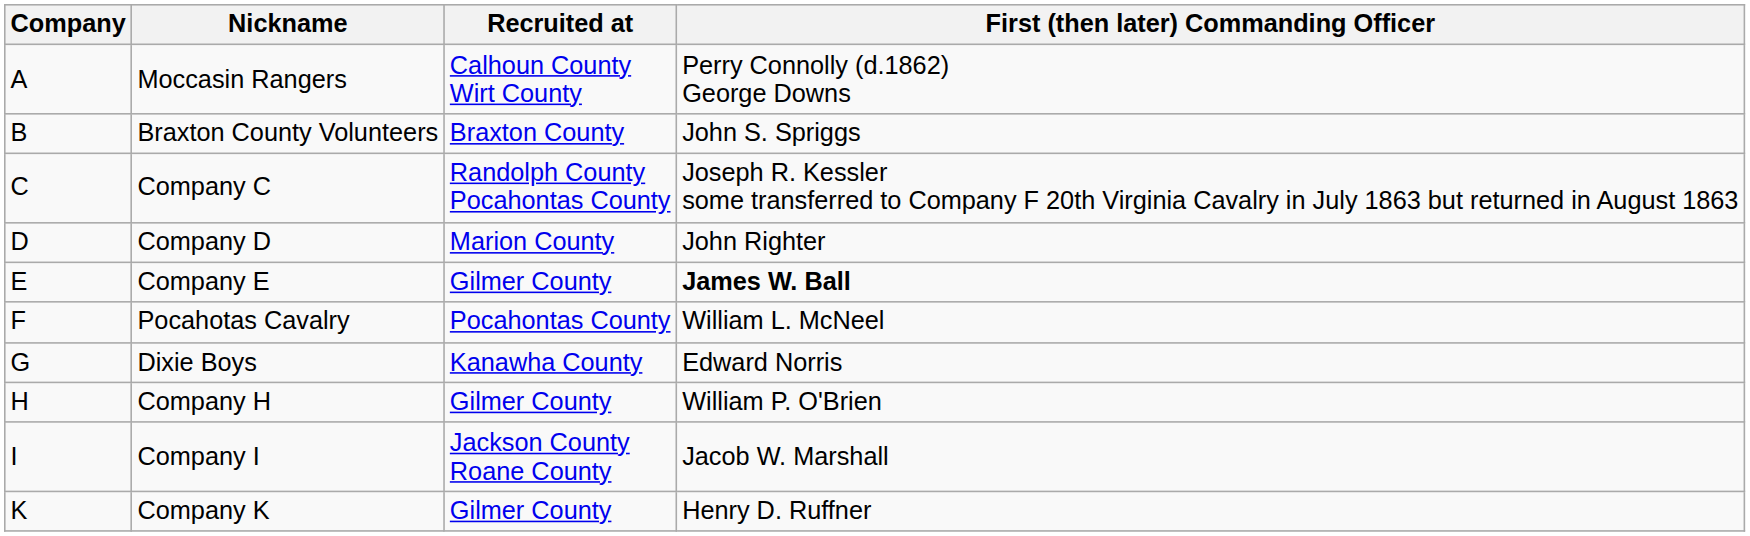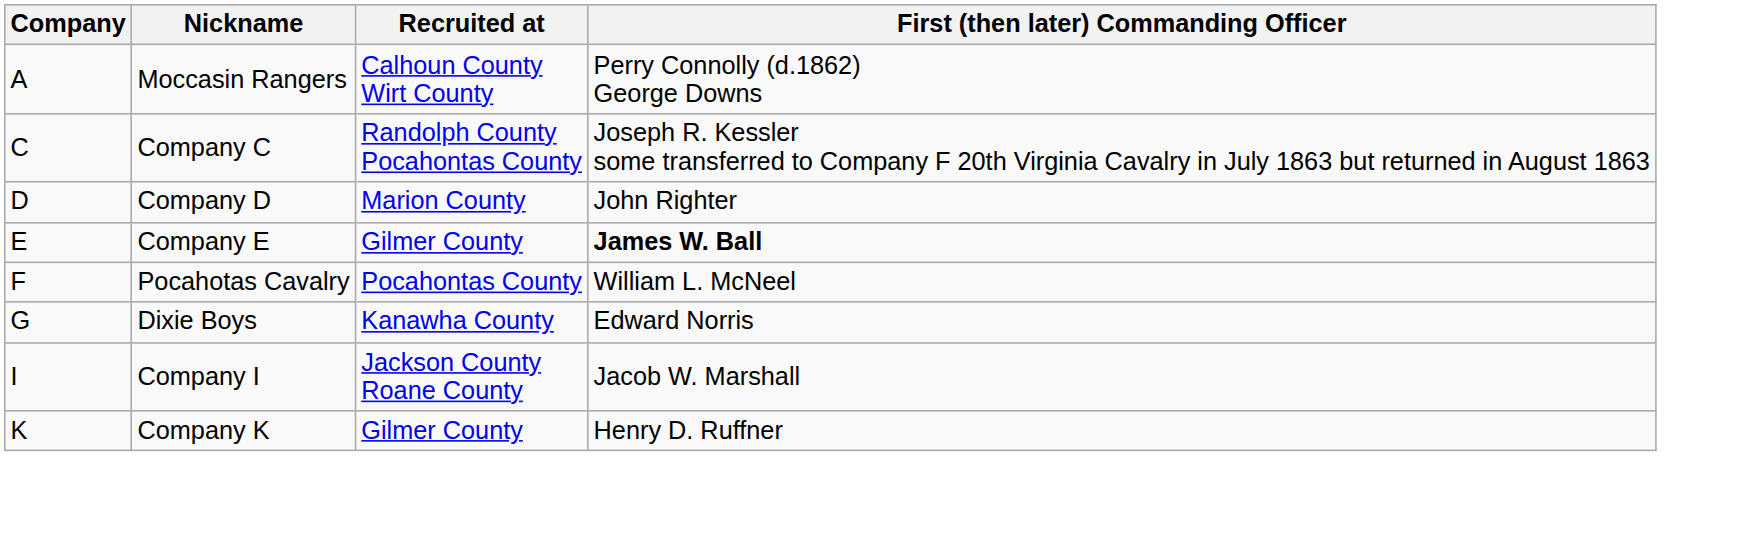- row: (288, 133)
- row: (204, 402)
